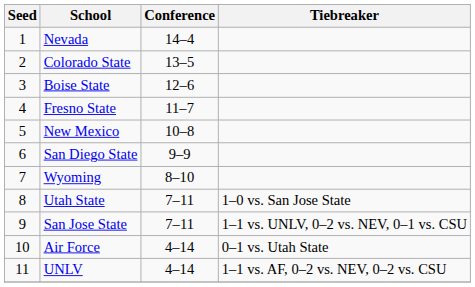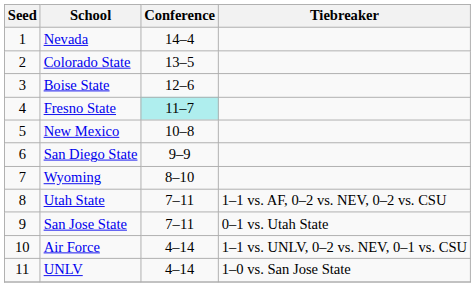(180, 108) no background -> (180, 108) paleturquoise background
(286, 200) 1–0 vs. San Jose State -> (334, 200) 1–1 vs. AF, 0–2 vs. NEV, 0–2 vs. CSU
(344, 223) 1–1 vs. UNLV, 0–2 vs. NEV, 0–1 vs. CSU -> (275, 223) 0–1 vs. Utah State
(275, 246) 0–1 vs. Utah State -> (344, 246) 1–1 vs. UNLV, 0–2 vs. NEV, 0–1 vs. CSU
(334, 270) 1–1 vs. AF, 0–2 vs. NEV, 0–2 vs. CSU -> (286, 270) 1–0 vs. San Jose State
